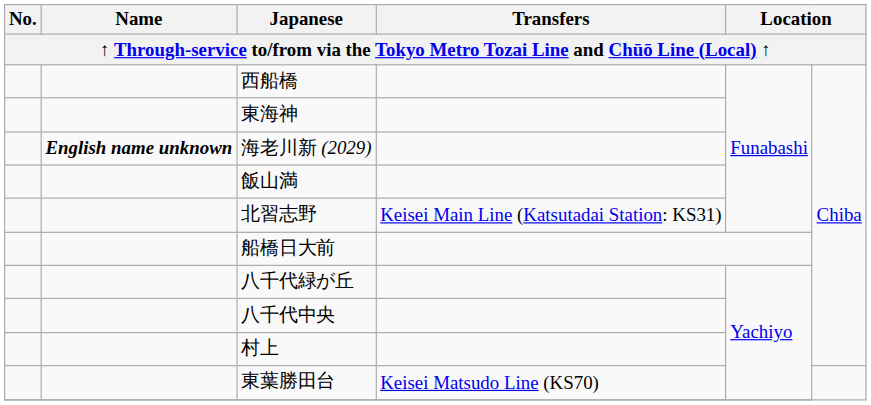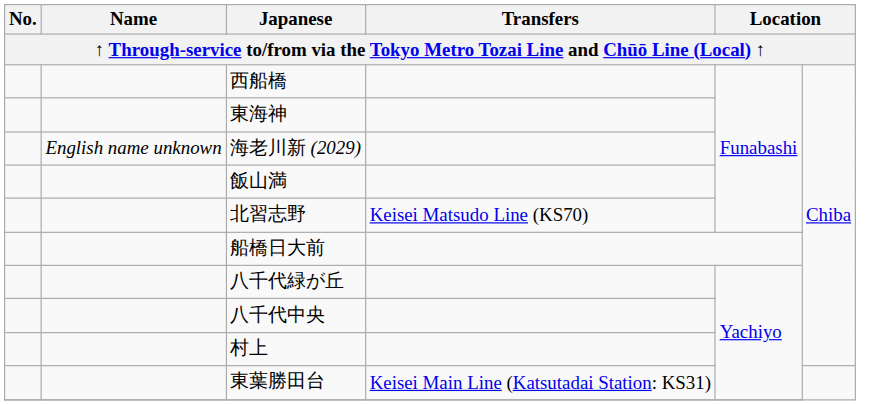(139, 148) bold -> (134, 148) normal
(551, 215) Keisei Main Line (Katsutadai Station: KS31) -> (479, 215) Keisei Matsudo Line (KS70)
(490, 382) Keisei Matsudo Line (KS70) -> (540, 382) Keisei Main Line (Katsutadai Station: KS31)
